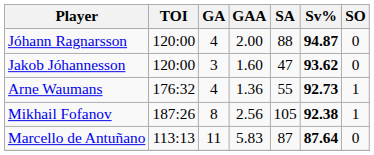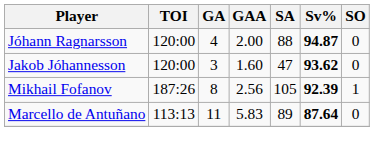- row: (55, 89)
(321, 114) 92.38 -> (321, 89) 92.39
(285, 138) 87 -> (285, 114) 89
